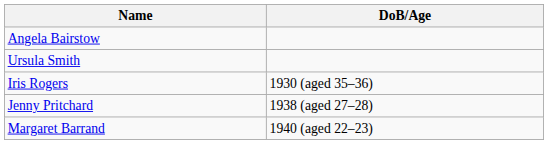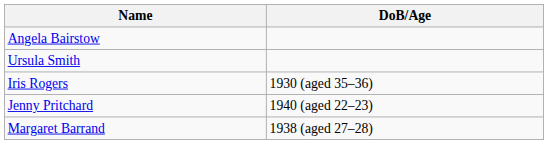(321, 106) 1938 (aged 27–28) -> (321, 106) 1940 (aged 22–23)
(321, 128) 1940 (aged 22–23) -> (321, 128) 1938 (aged 27–28)
